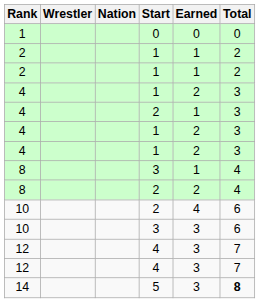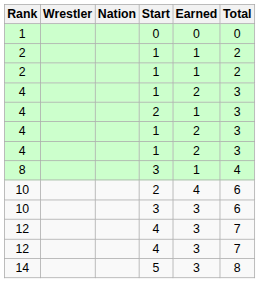- row: (22, 190)
(237, 287) bold -> (237, 268) normal
